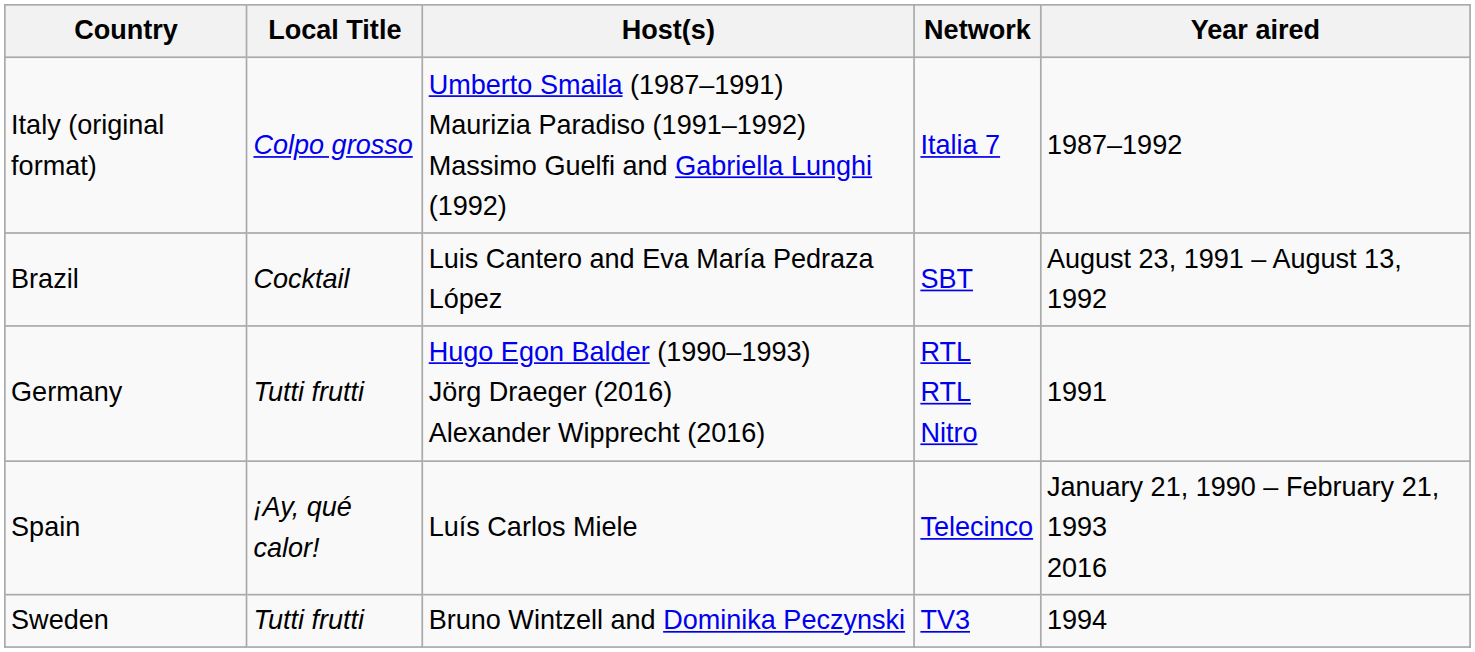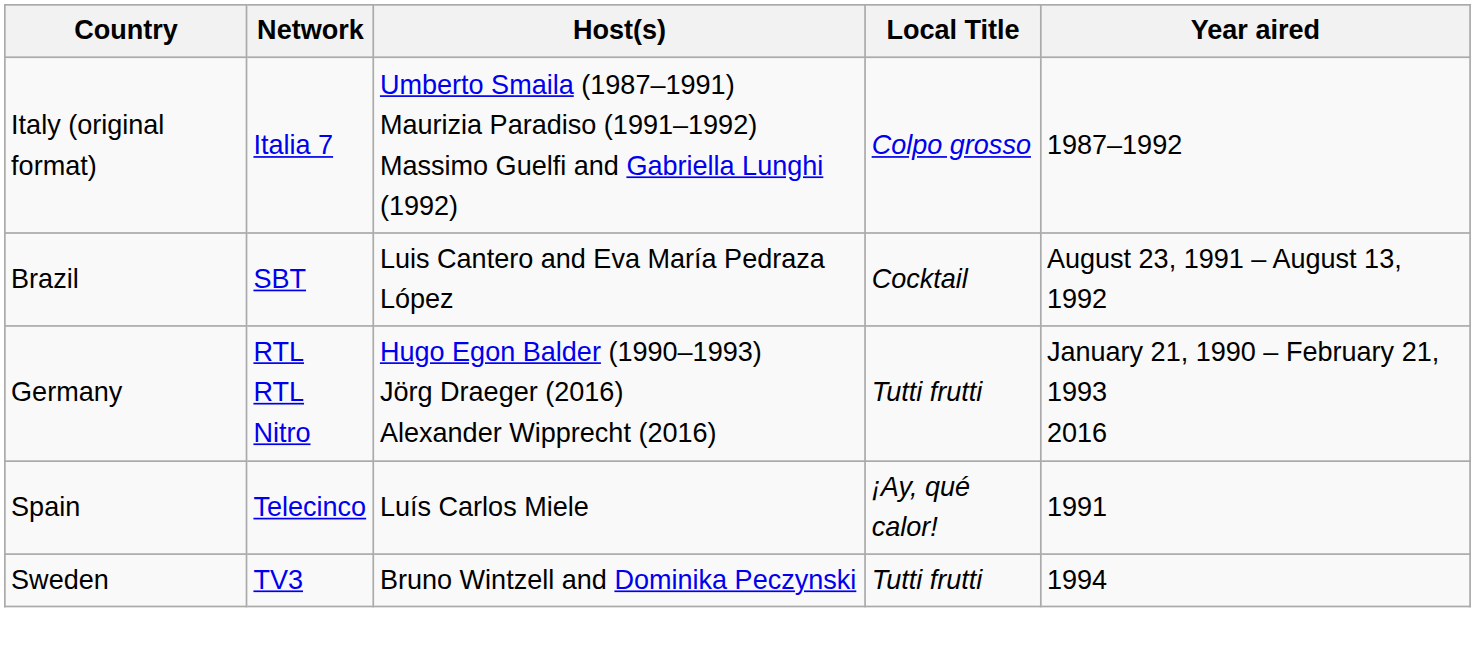columns swapped: (335, 31) <-> (977, 31)
(1077, 392) 1991 -> (1243, 392) January 21, 1990 – February 21, 1993 2016
(1243, 527) January 21, 1990 – February 21, 1993 2016 -> (1077, 506) 1991
